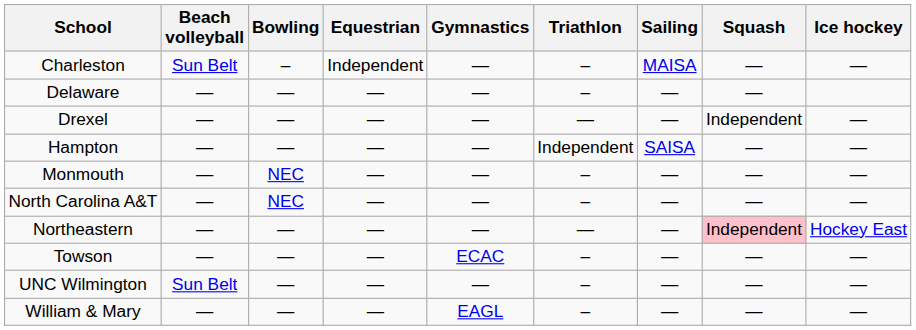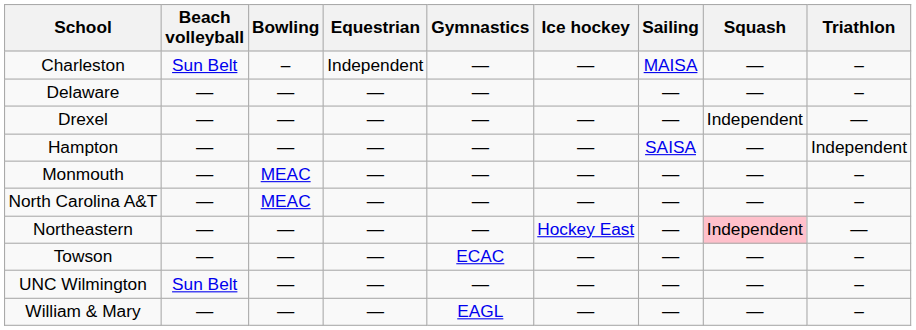columns swapped: (858, 27) <-> (585, 27)
(286, 174) NEC -> (286, 174) MEAC
(286, 202) NEC -> (286, 202) MEAC
